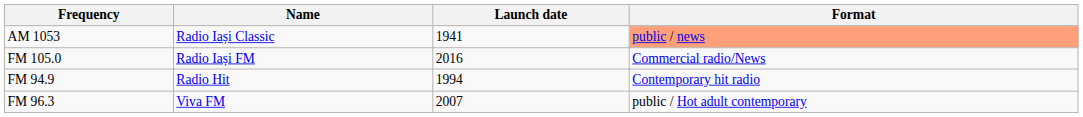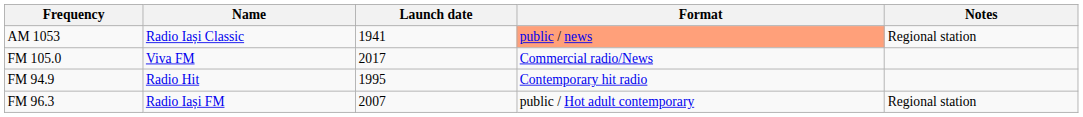+ column: (981, 15)
(216, 58) Radio Iași FM -> (170, 58) Viva FM
(449, 58) 2016 -> (372, 58) 2017
(449, 79) 1994 -> (372, 79) 1995
(201, 101) Viva FM -> (185, 101) Radio Iași FM
